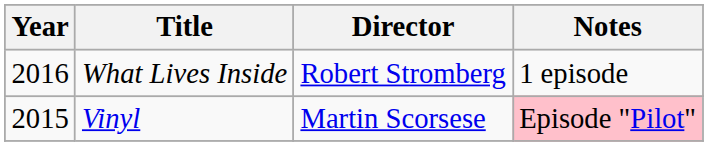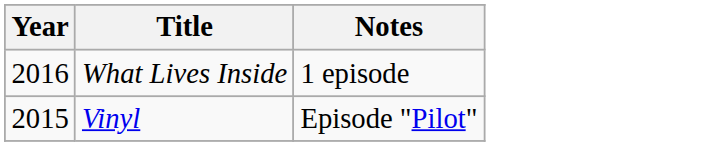- column: (403, 27)
(608, 118) pink background -> (389, 118) no background
